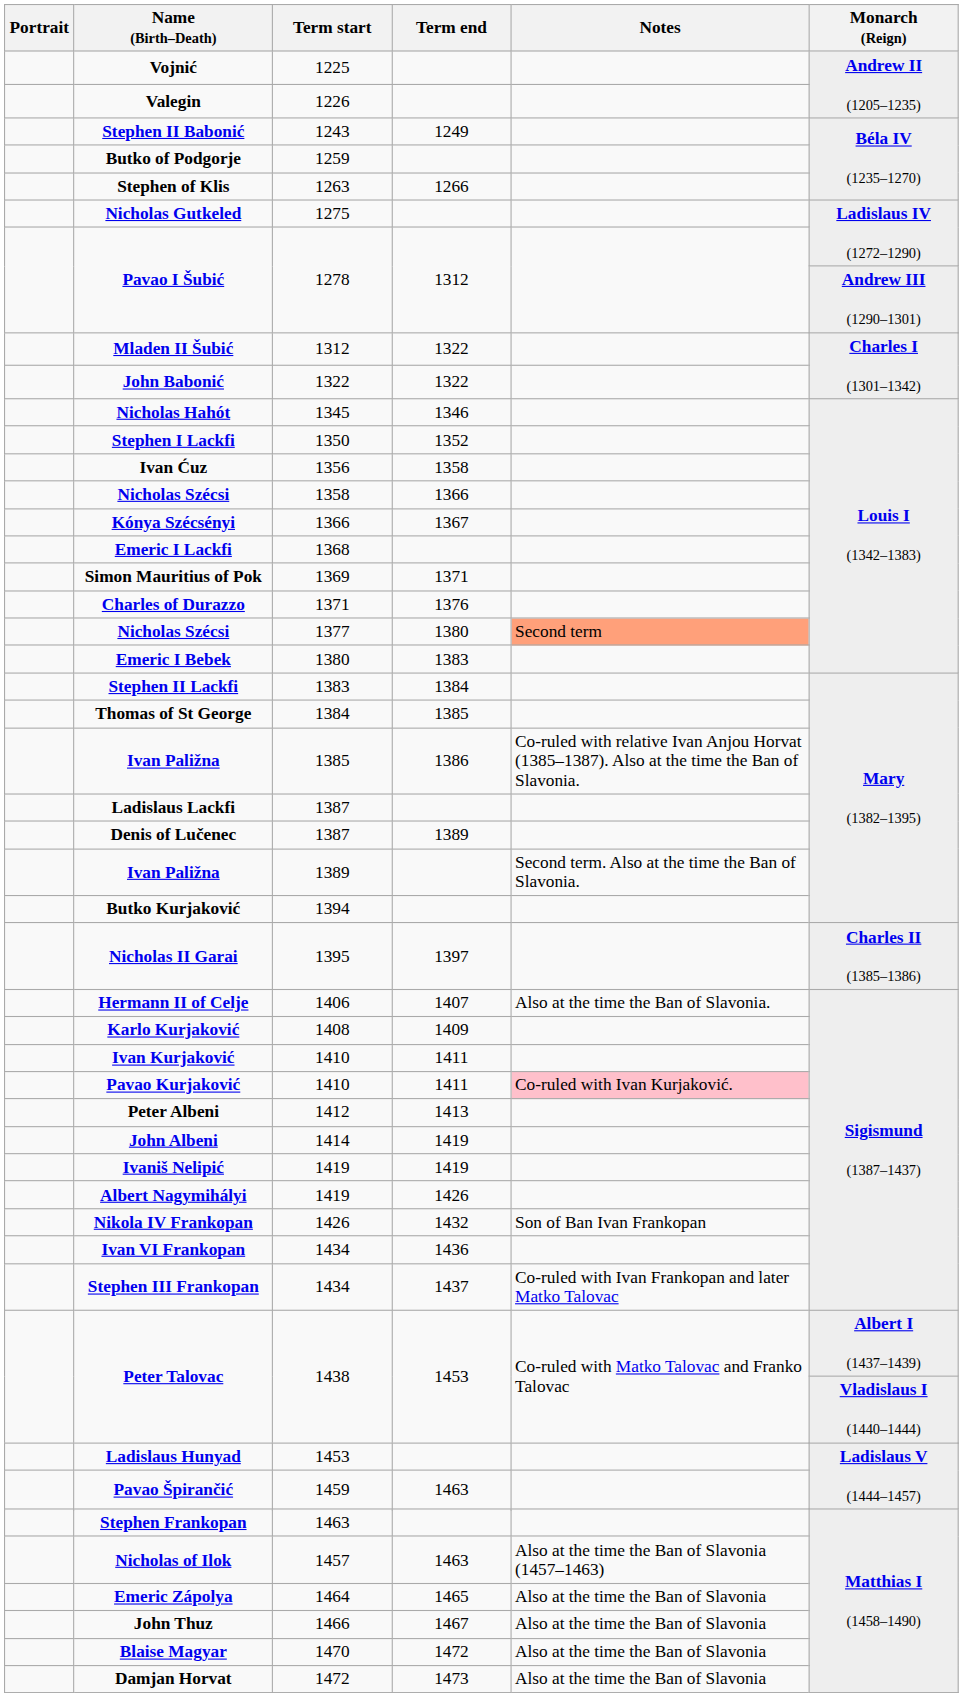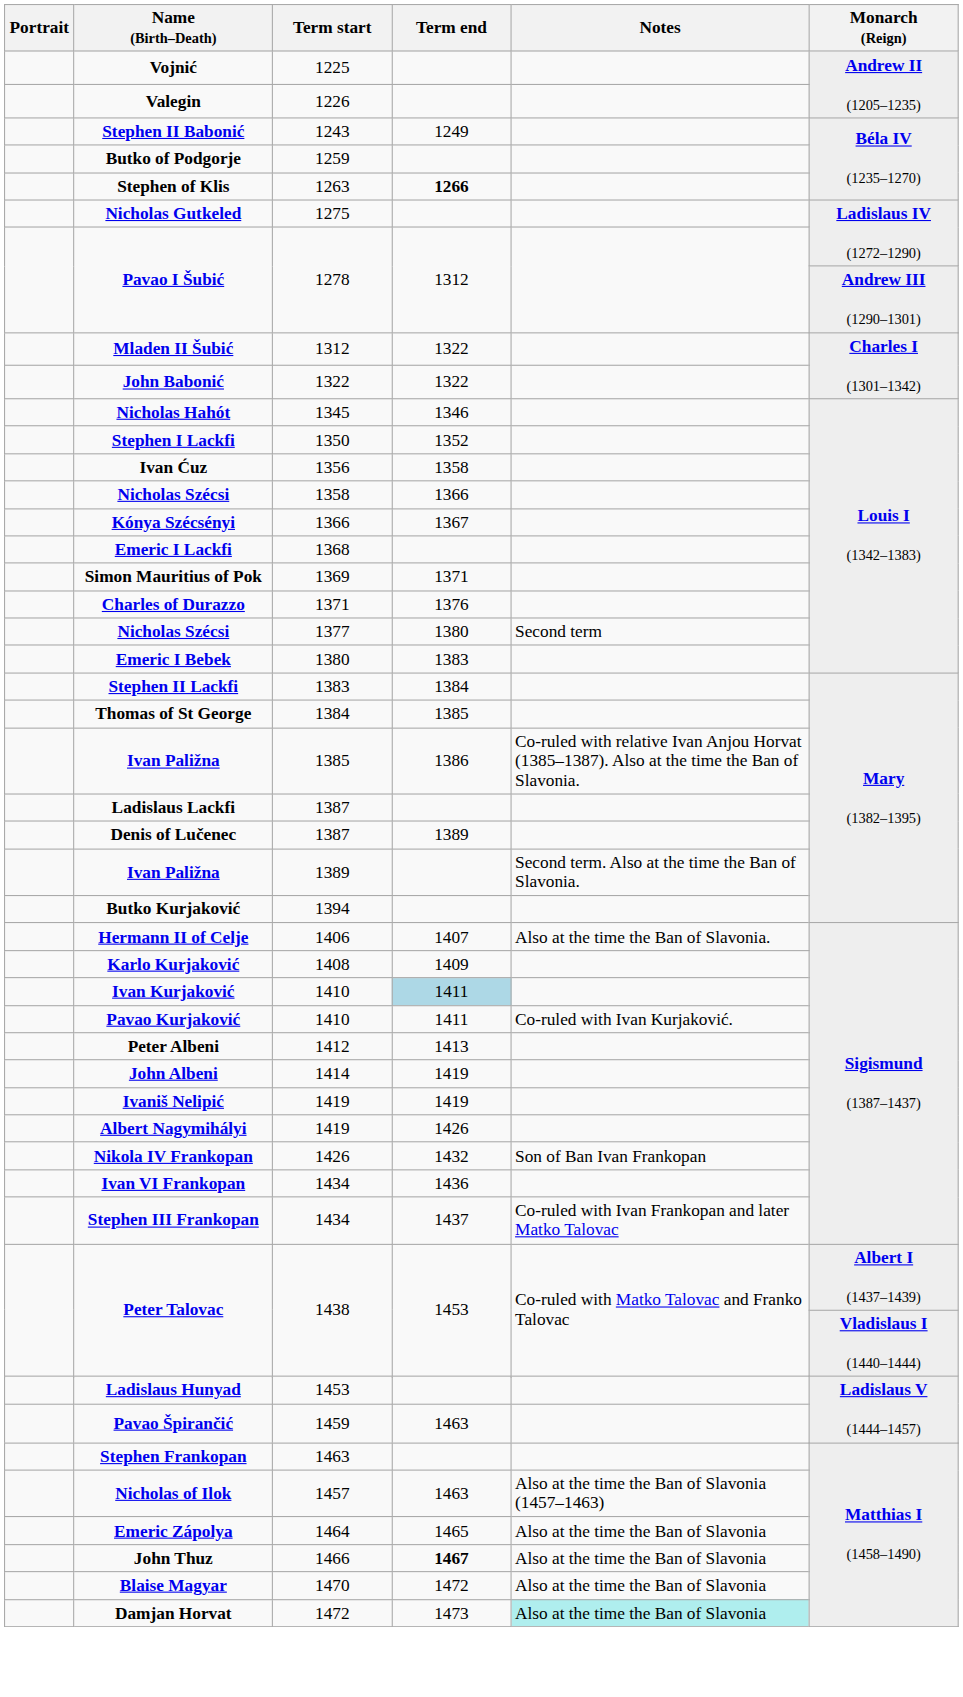(451, 186) normal -> (451, 186) bold
(558, 631) lightsalmon background -> (558, 631) no background
- row: (173, 956)
(451, 1057) no background -> (451, 991) lightblue background
(624, 1085) pink background -> (624, 1018) no background
(451, 1624) normal -> (451, 1558) bold
(641, 1679) no background -> (641, 1612) paleturquoise background
